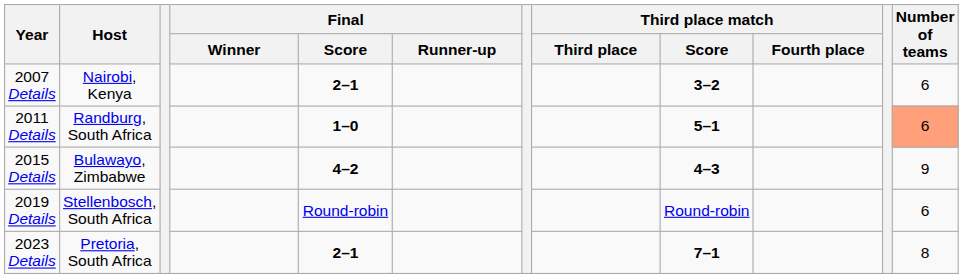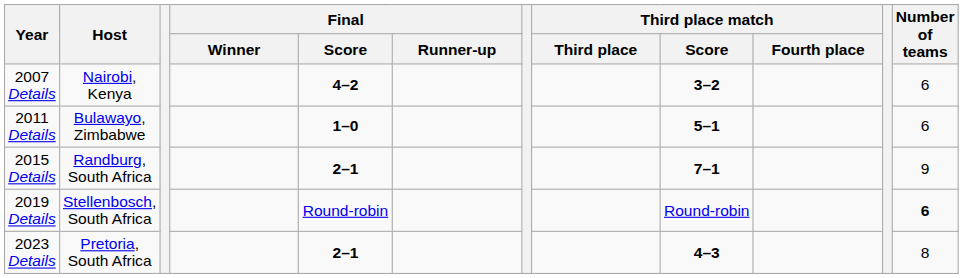(345, 85) 2–1 -> (345, 85) 4–2
(110, 127) Randburg, South Africa -> (110, 127) Bulawayo, Zimbabwe
(925, 127) lightsalmon background -> (925, 127) no background
(110, 169) Bulawayo, Zimbabwe -> (110, 169) Randburg, South Africa
(345, 169) 4–2 -> (345, 169) 2–1
(707, 169) 4–3 -> (707, 169) 7–1
(925, 211) normal -> (925, 211) bold
(707, 252) 7–1 -> (707, 252) 4–3
